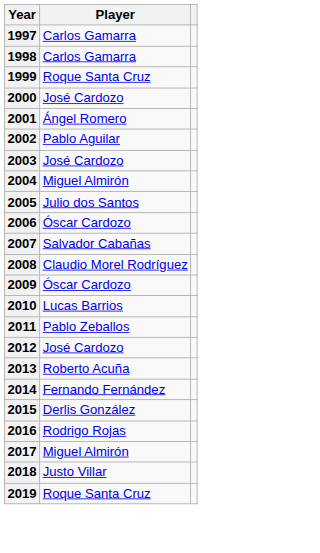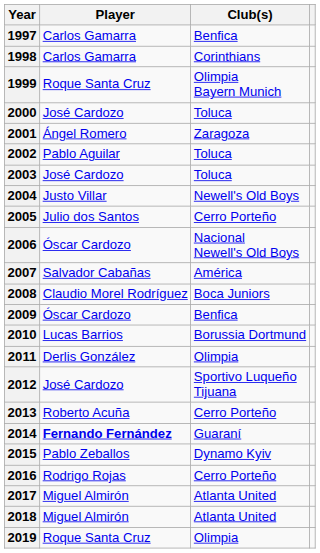+ column: (250, 14)
(86, 181) Miguel Almirón -> (75, 196) Justo Villar
(86, 327) Pablo Zeballos -> (89, 356) Derlis González
(104, 389) normal -> (107, 433) bold
(89, 410) Derlis González -> (86, 454) Pablo Zeballos
(75, 472) Justo Villar -> (86, 516) Miguel Almirón
